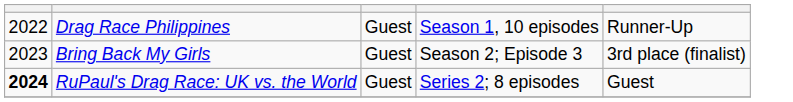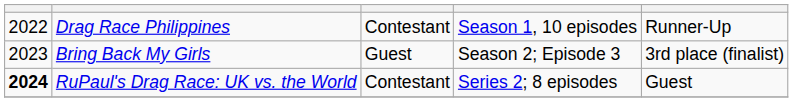(388, 26) Guest -> (407, 26) Contestant
(388, 82) Guest -> (407, 82) Contestant
